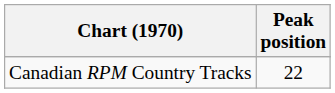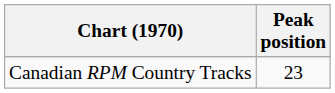(293, 72) 22 -> (293, 72) 23
